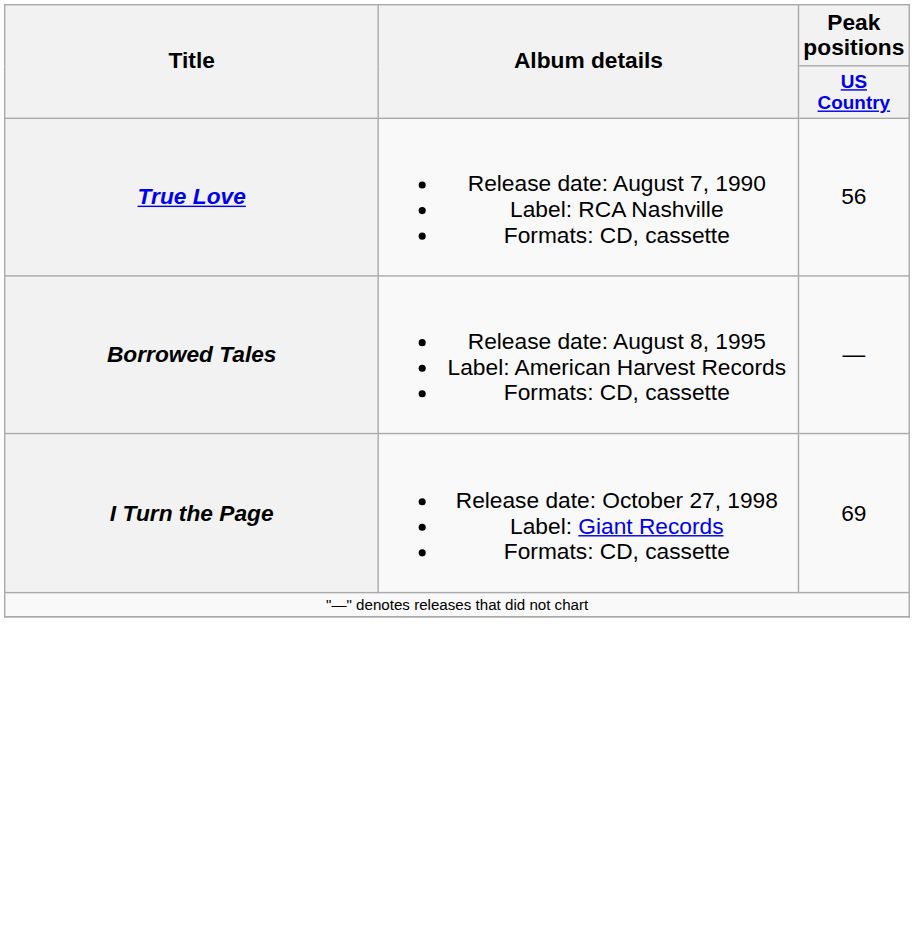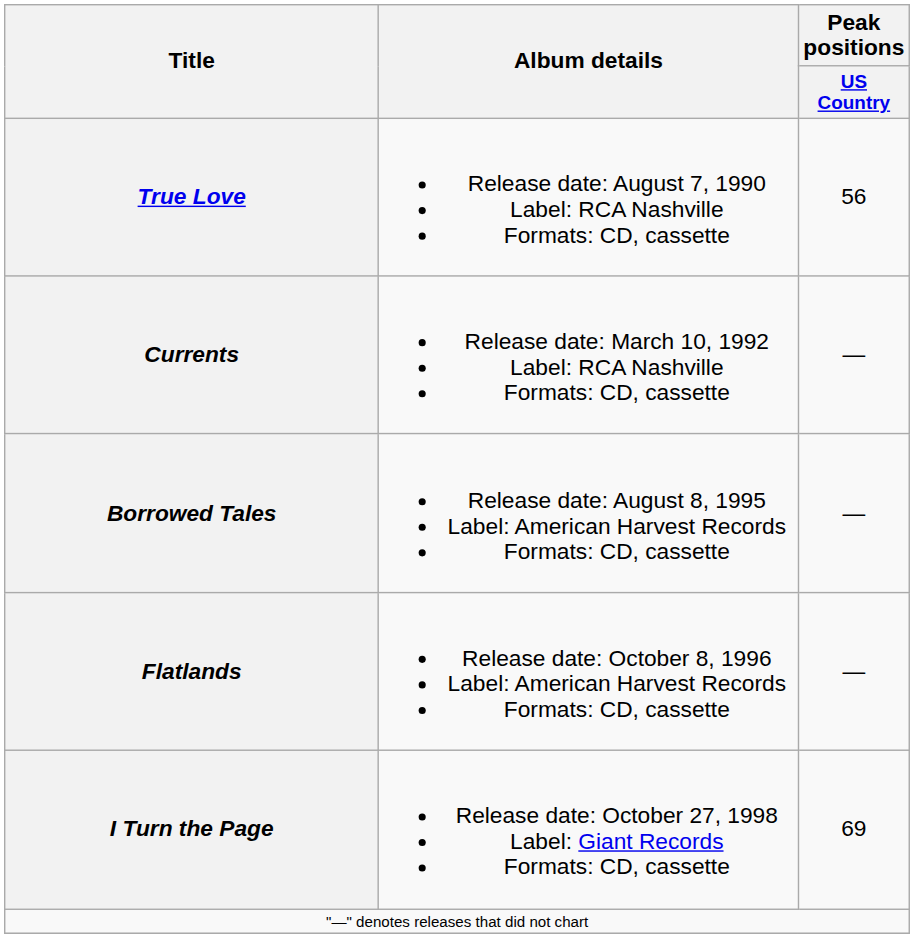+ row: (192, 354)
+ row: (192, 671)
